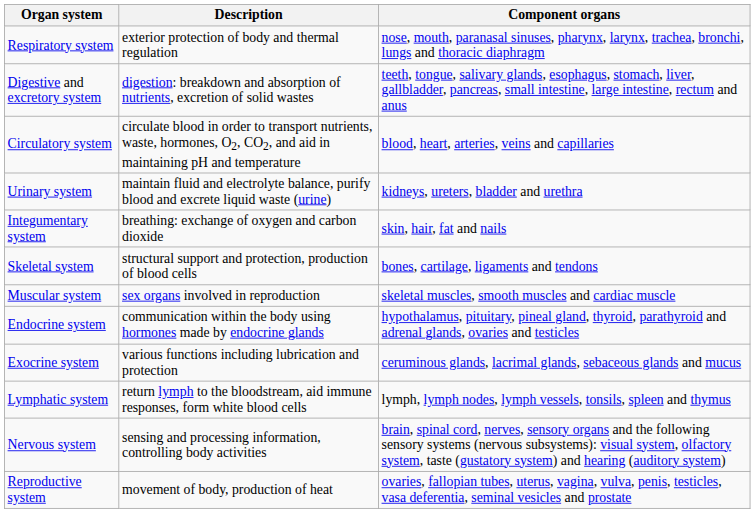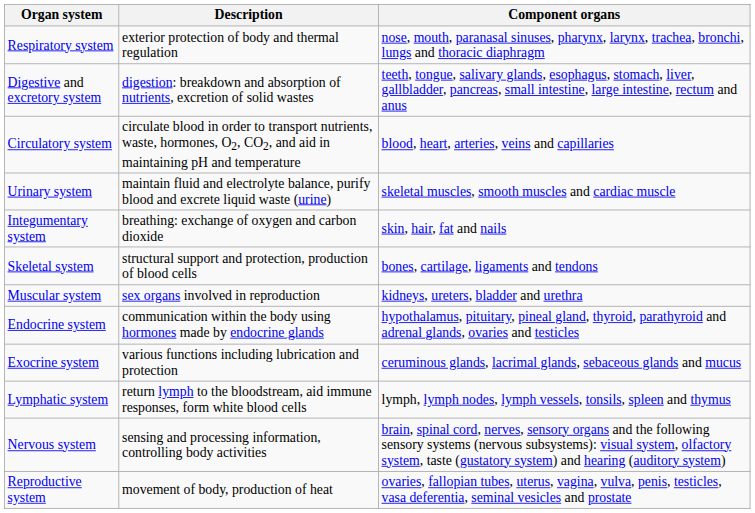(482, 191) kidneys, ureters, bladder and urethra -> (528, 191) skeletal muscles, smooth muscles and cardiac muscle
(528, 295) skeletal muscles, smooth muscles and cardiac muscle -> (482, 295) kidneys, ureters, bladder and urethra
